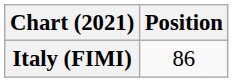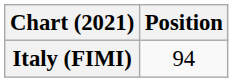(184, 58) 86 -> (184, 58) 94
